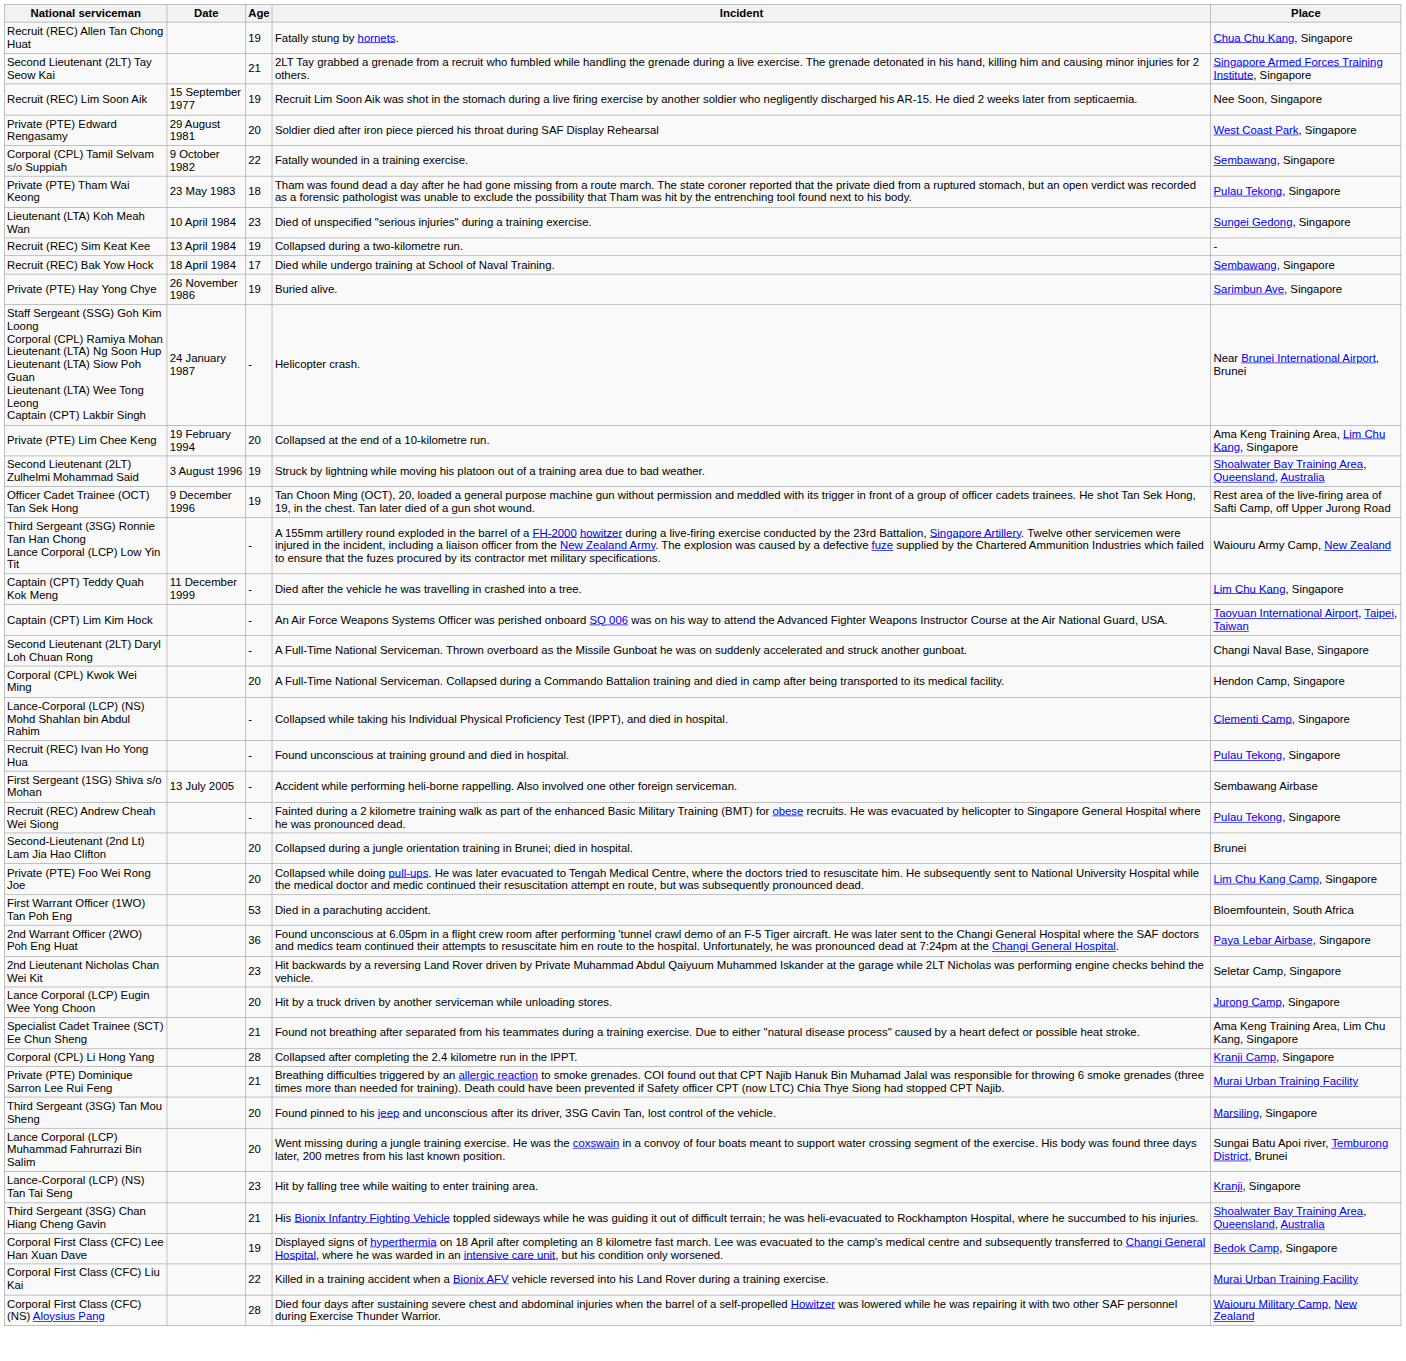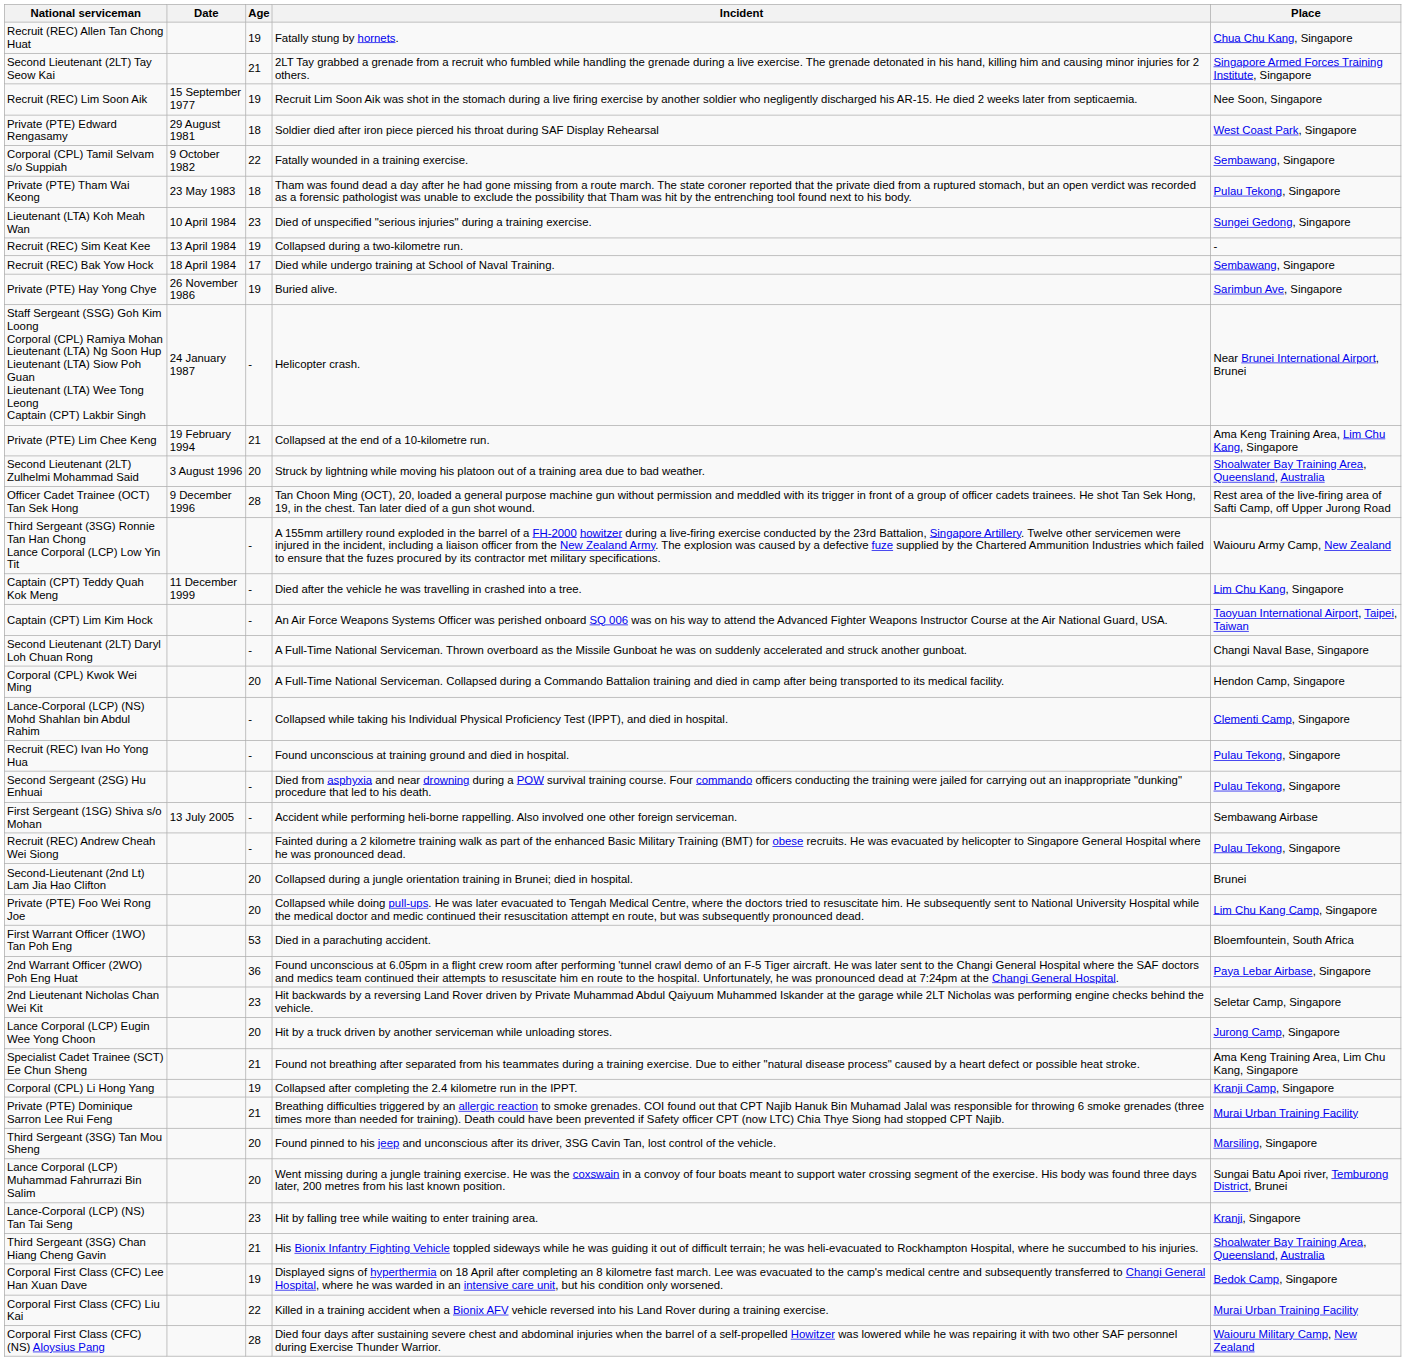(254, 130) 20 -> (254, 130) 18
(254, 440) 20 -> (254, 440) 21
(254, 471) 19 -> (254, 471) 20
(254, 502) 19 -> (254, 502) 28
+ row: (76, 786)
(254, 1057) 28 -> (254, 1088) 19
